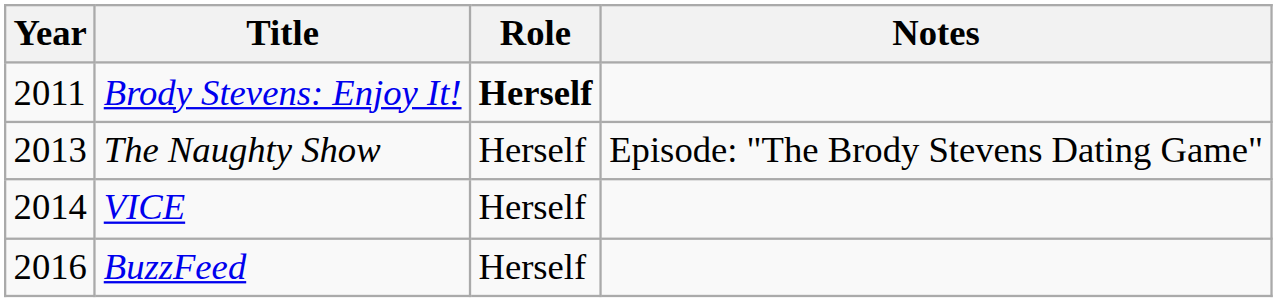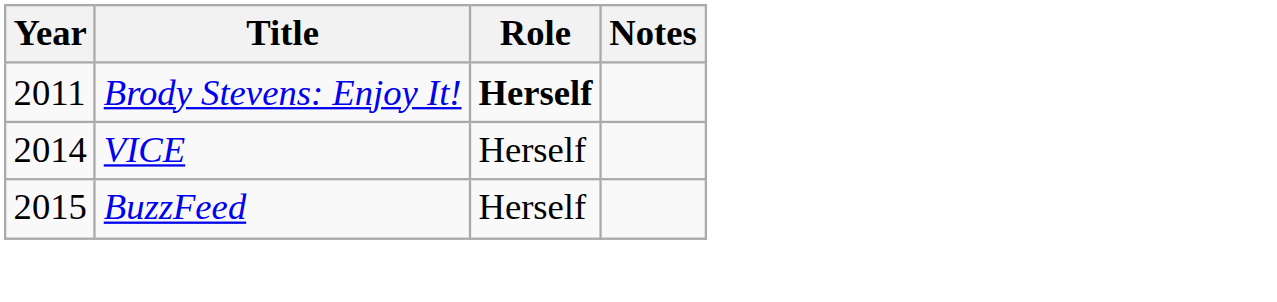- row: (242, 149)
(50, 265) 2016 -> (50, 207) 2015
